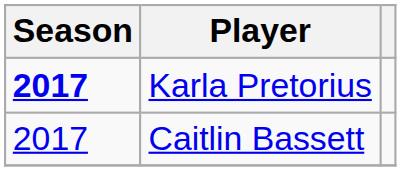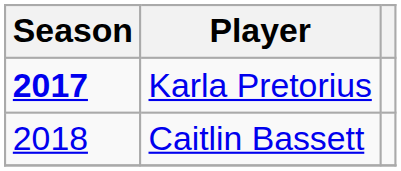(50, 138) 2017 -> (50, 138) 2018
